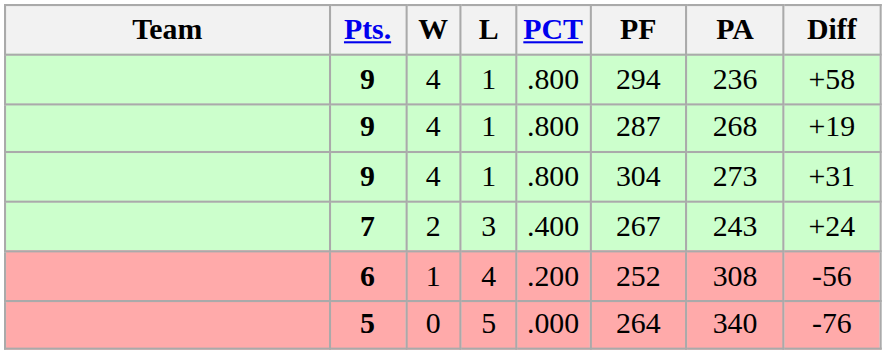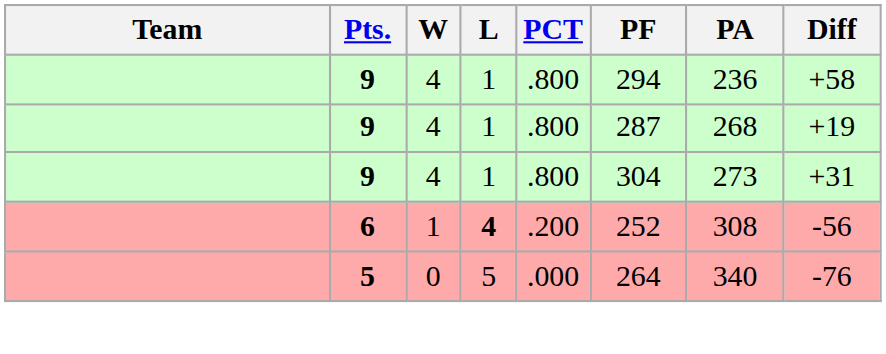- row: (368, 226)
(489, 275) normal -> (489, 226) bold
